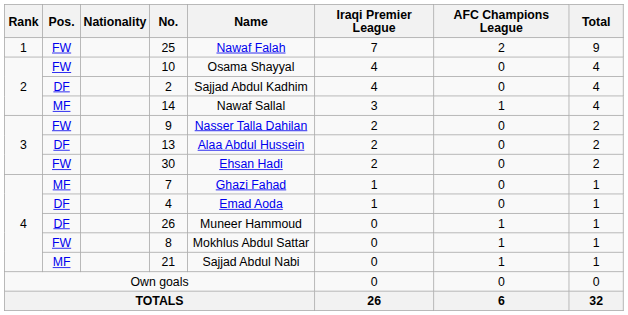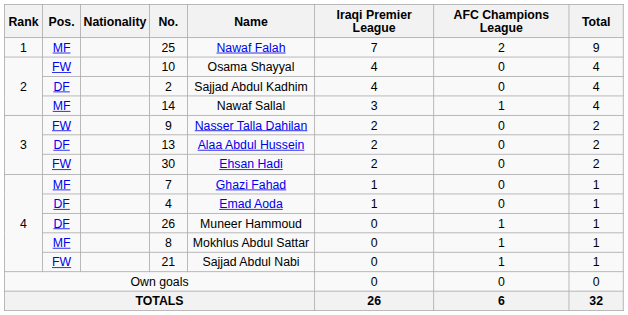(62, 48) FW -> (62, 48) MF
(62, 243) FW -> (62, 243) MF
(62, 262) MF -> (62, 262) FW
